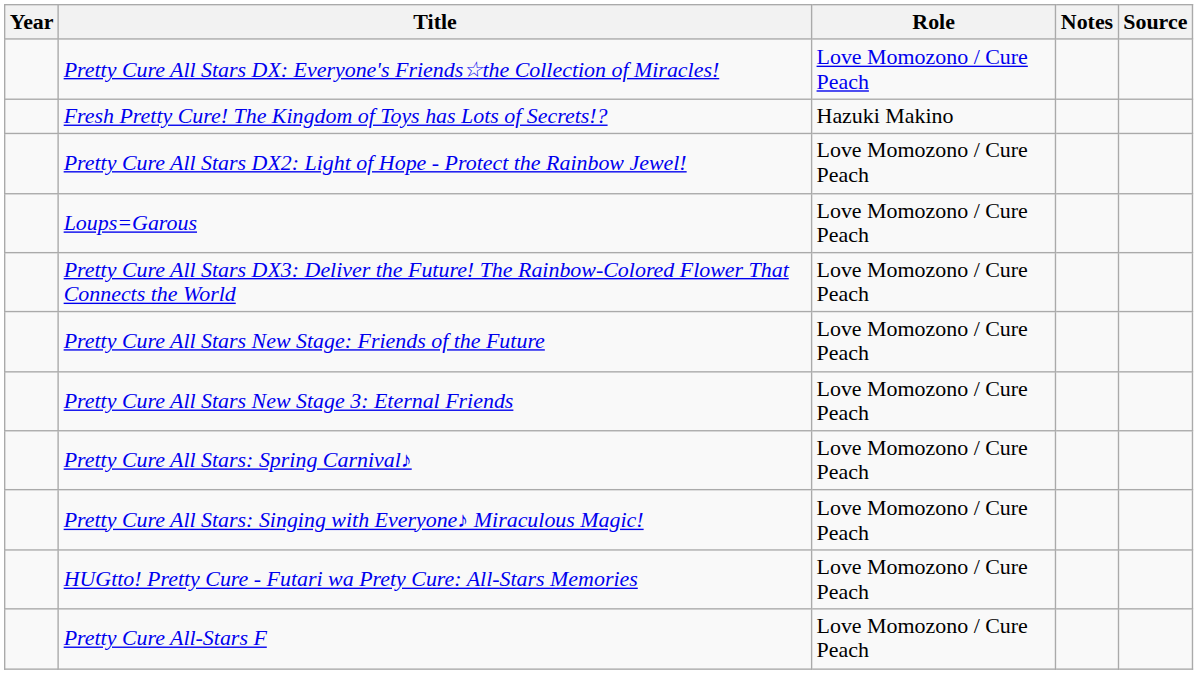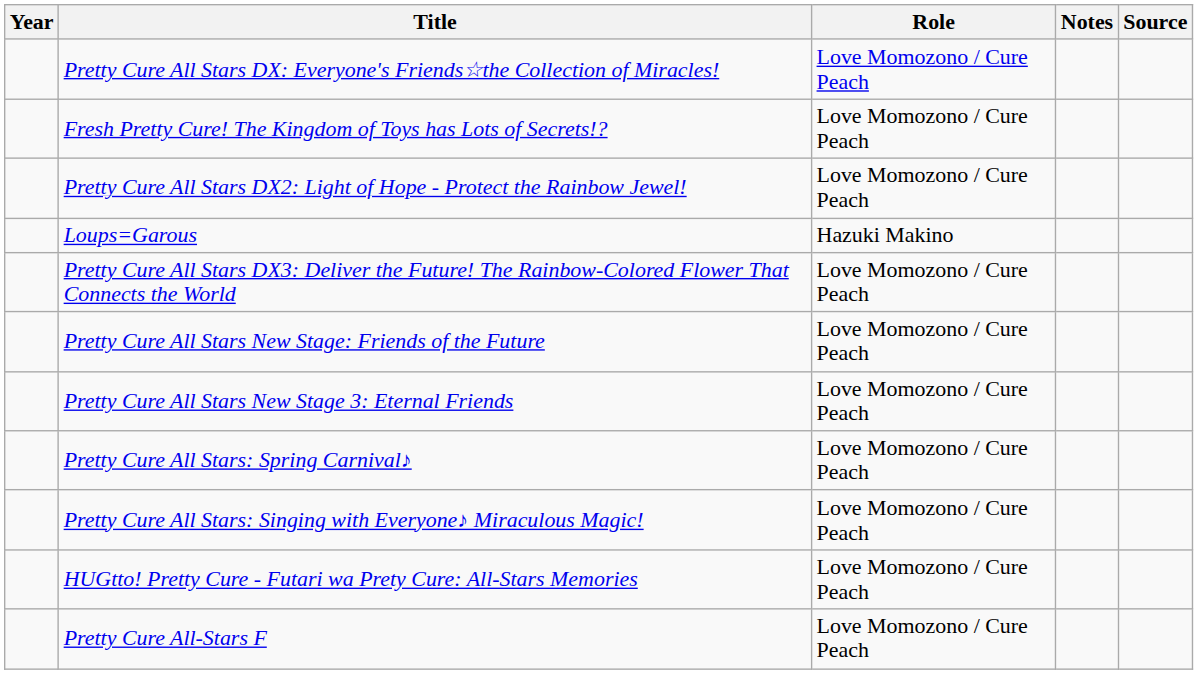(885, 116) Hazuki Makino -> (922, 128) Love Momozono / Cure Peach
(922, 222) Love Momozono / Cure Peach -> (885, 234) Hazuki Makino
